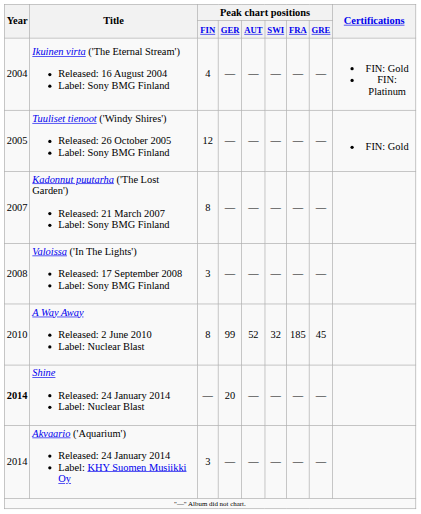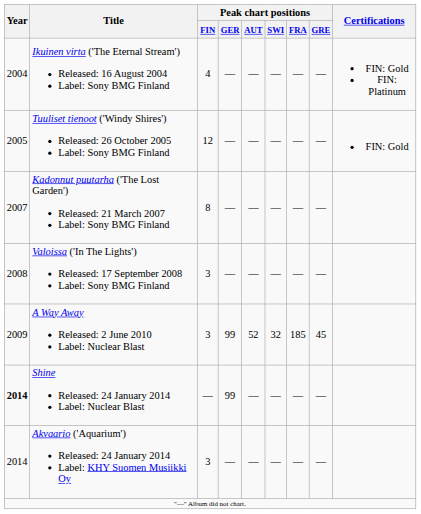(17, 334) 2010 -> (17, 334) 2009
(208, 334) 8 -> (208, 334) 3
(230, 395) 20 -> (230, 395) 99
